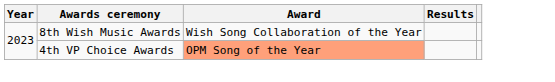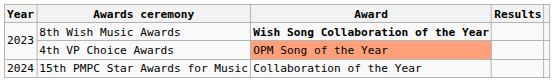(304, 32) normal -> (371, 32) bold
+ row: (144, 68)
